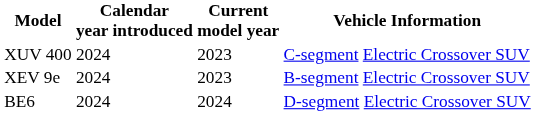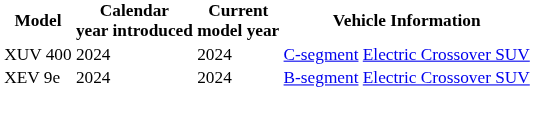(214, 54) 2023 -> (214, 54) 2024
(214, 77) 2023 -> (214, 77) 2024
- row: (20, 101)
